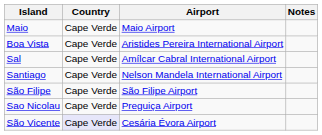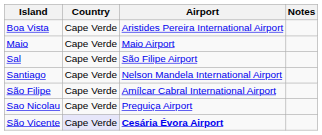rows swapped: (28, 43) <-> (17, 28)
(199, 59) Amílcar Cabral International Airport -> (159, 59) São Filipe Airport
(159, 91) São Filipe Airport -> (199, 91) Amílcar Cabral International Airport
(169, 122) normal -> (172, 122) bold
